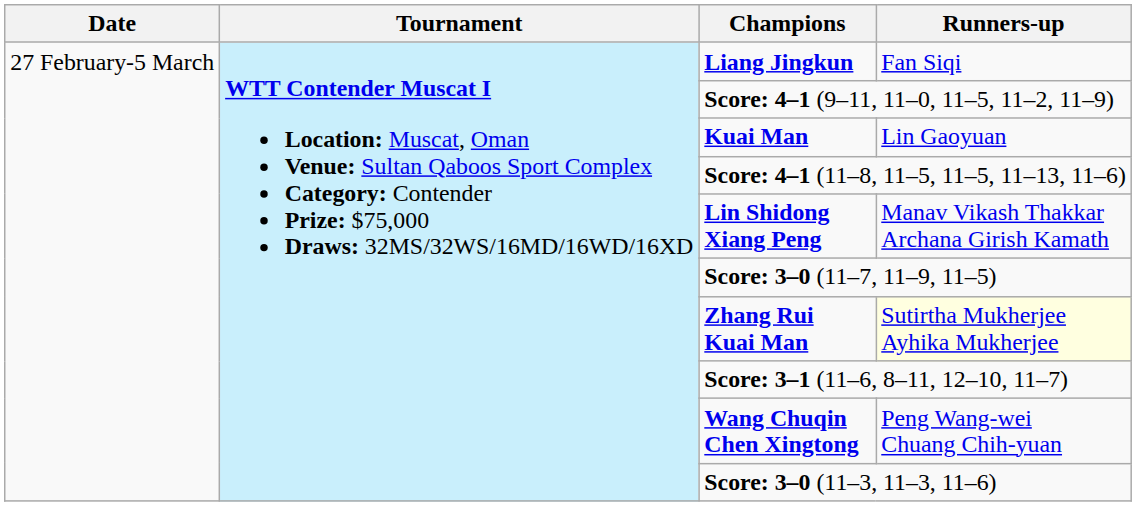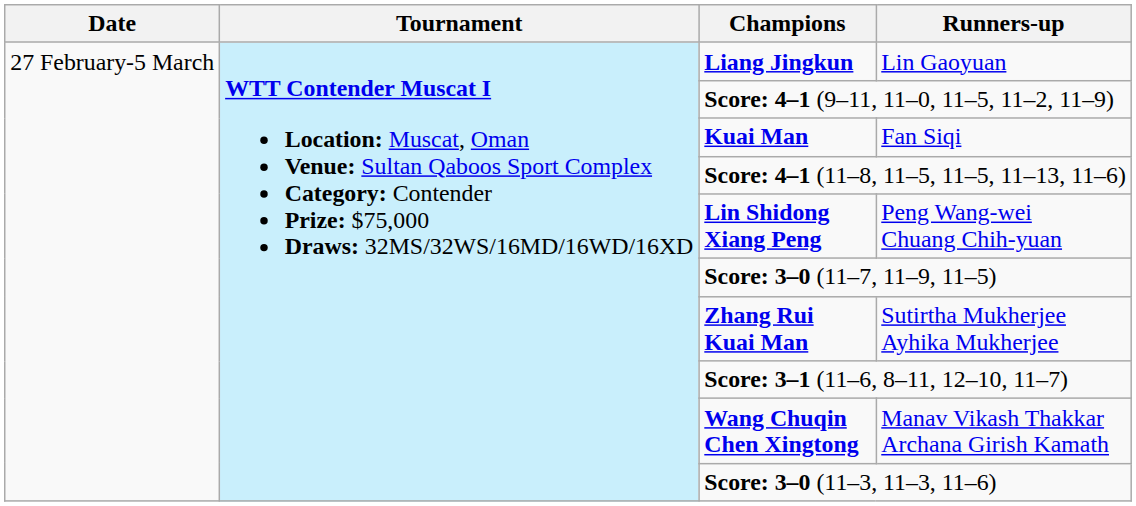(921, 61) Fan Siqi -> (944, 61) Lin Gaoyuan
(944, 136) Lin Gaoyuan -> (921, 136) Fan Siqi
(995, 225) Manav Vikash Thakkar Archana Girish Kamath -> (972, 225) Peng Wang-wei Chuang Chih-yuan
(974, 328) lightyellow background -> (974, 328) no background
(972, 430) Peng Wang-wei Chuang Chih-yuan -> (995, 430) Manav Vikash Thakkar Archana Girish Kamath
